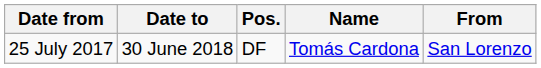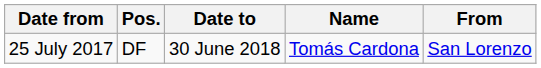columns swapped: (177, 19) <-> (261, 19)
